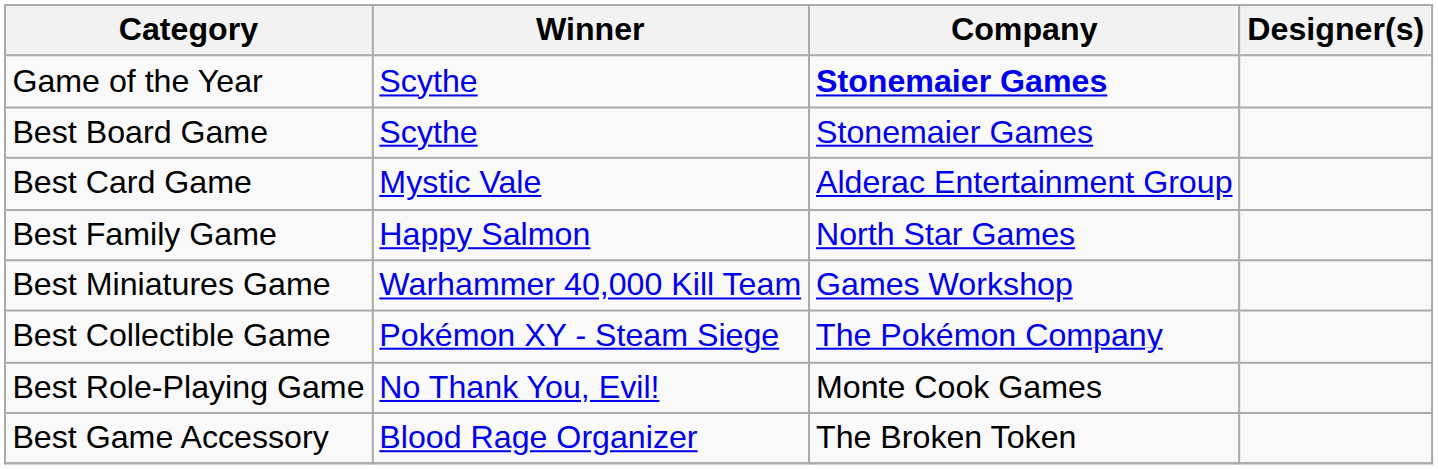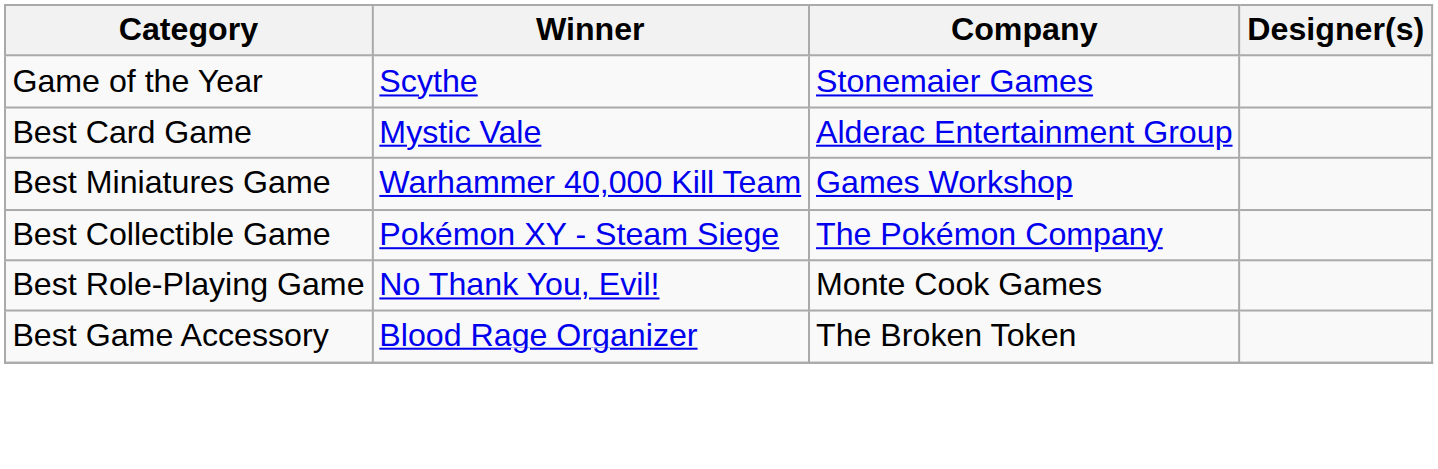(962, 81) bold -> (955, 81) normal
- row: (140, 132)
- row: (145, 234)
